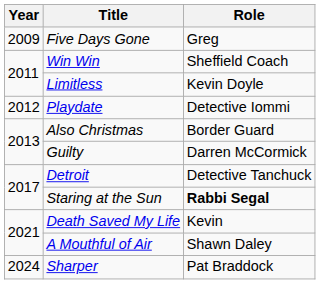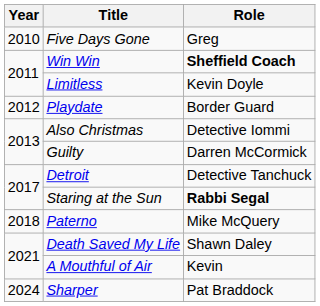(24, 38) 2009 -> (24, 38) 2010
(237, 61) normal -> (241, 61) bold
(238, 107) Detective Iommi -> (230, 107) Border Guard
(230, 130) Border Guard -> (238, 130) Detective Iommi
+ row: (72, 221)
(205, 221) Kevin -> (229, 244) Shawn Daley
(229, 244) Shawn Daley -> (205, 267) Kevin
